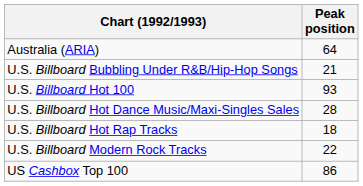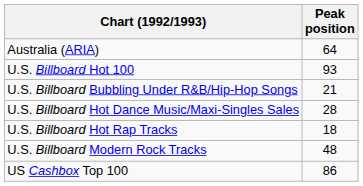rows swapped: (71, 89) <-> (152, 69)
(330, 150) 22 -> (330, 150) 48
